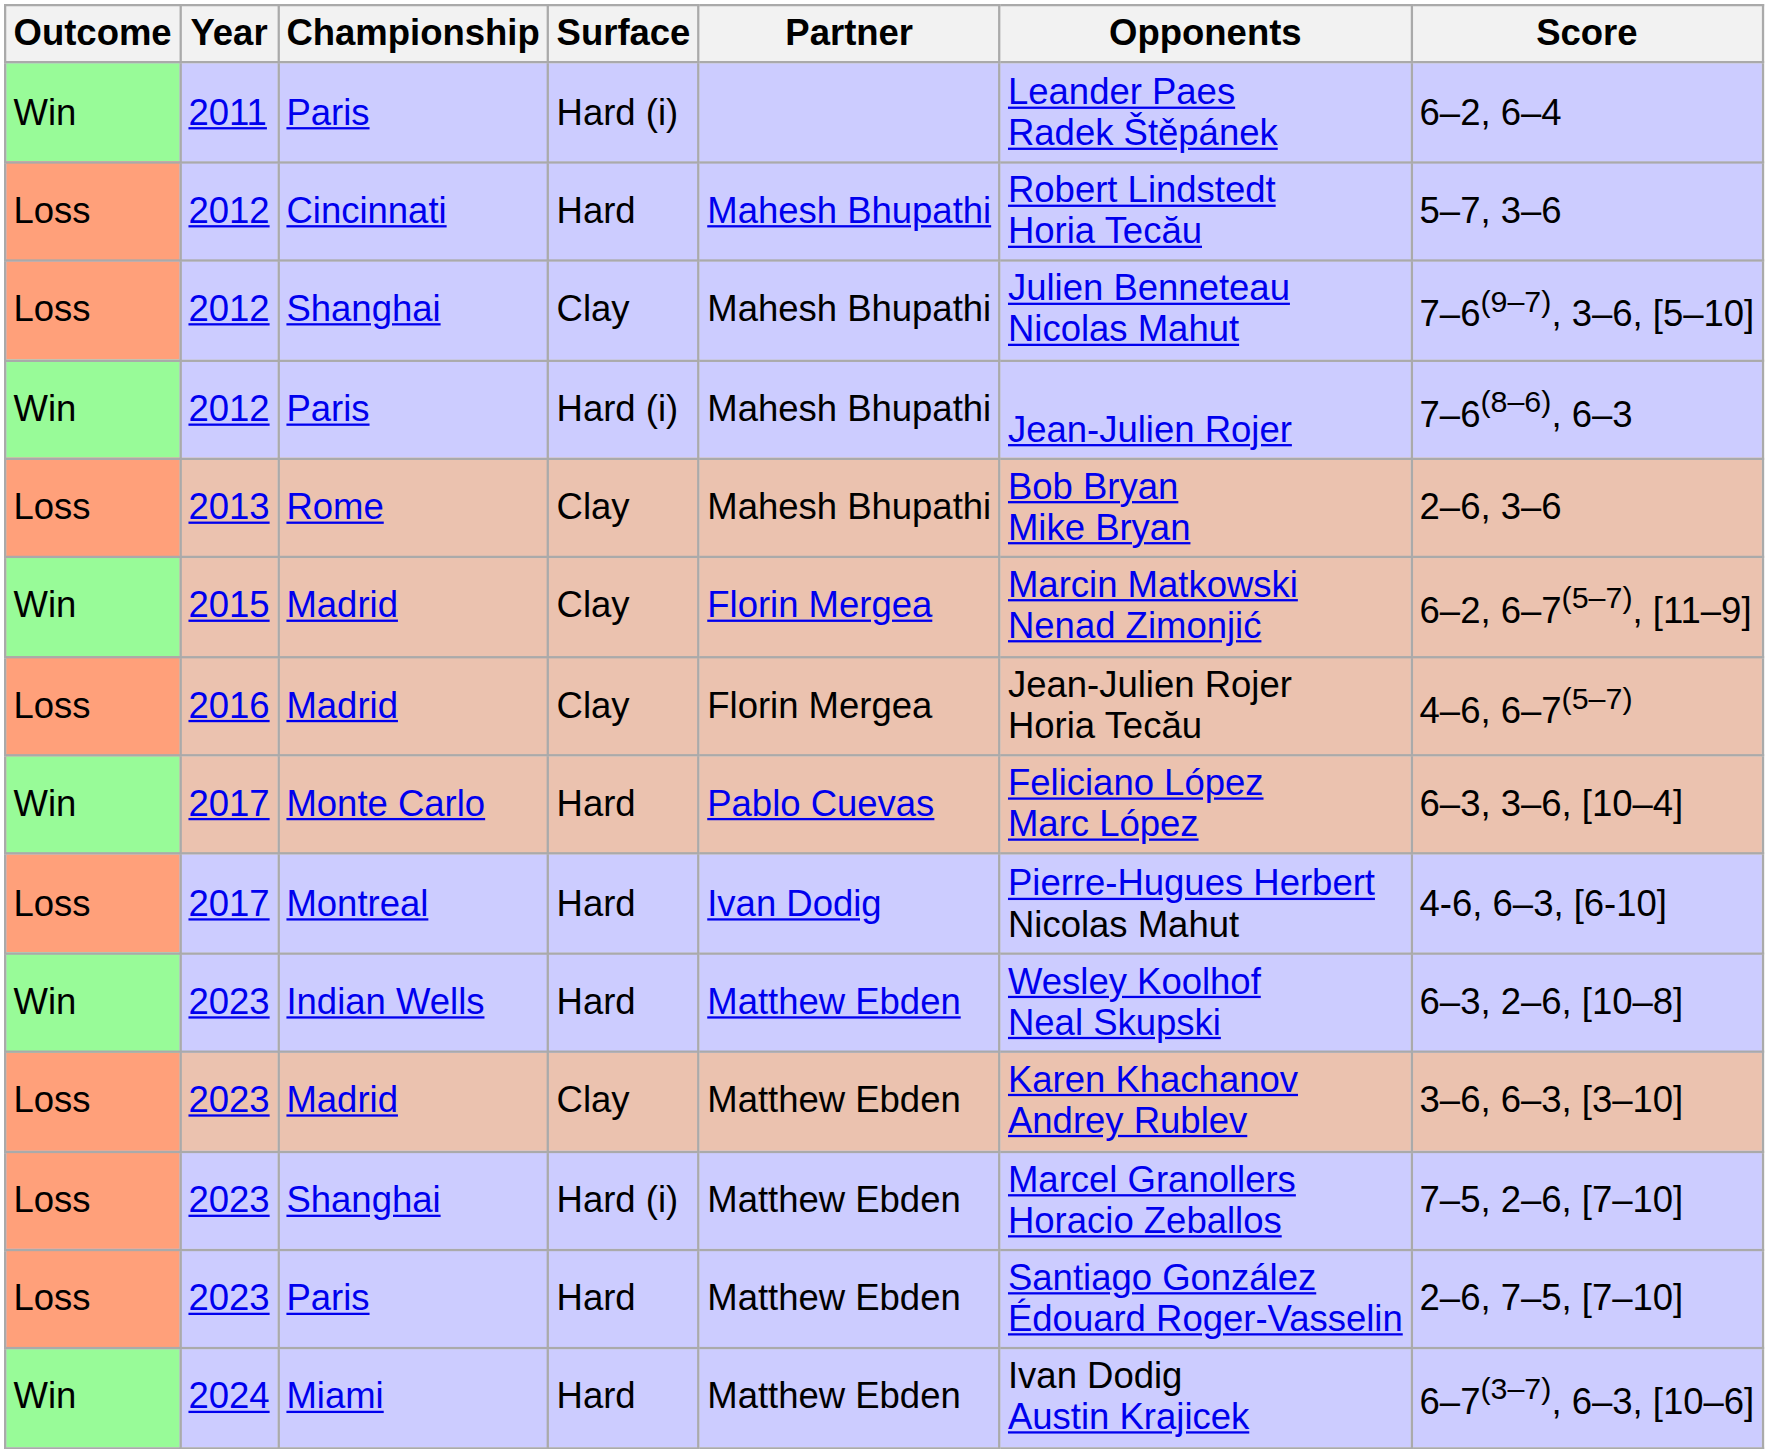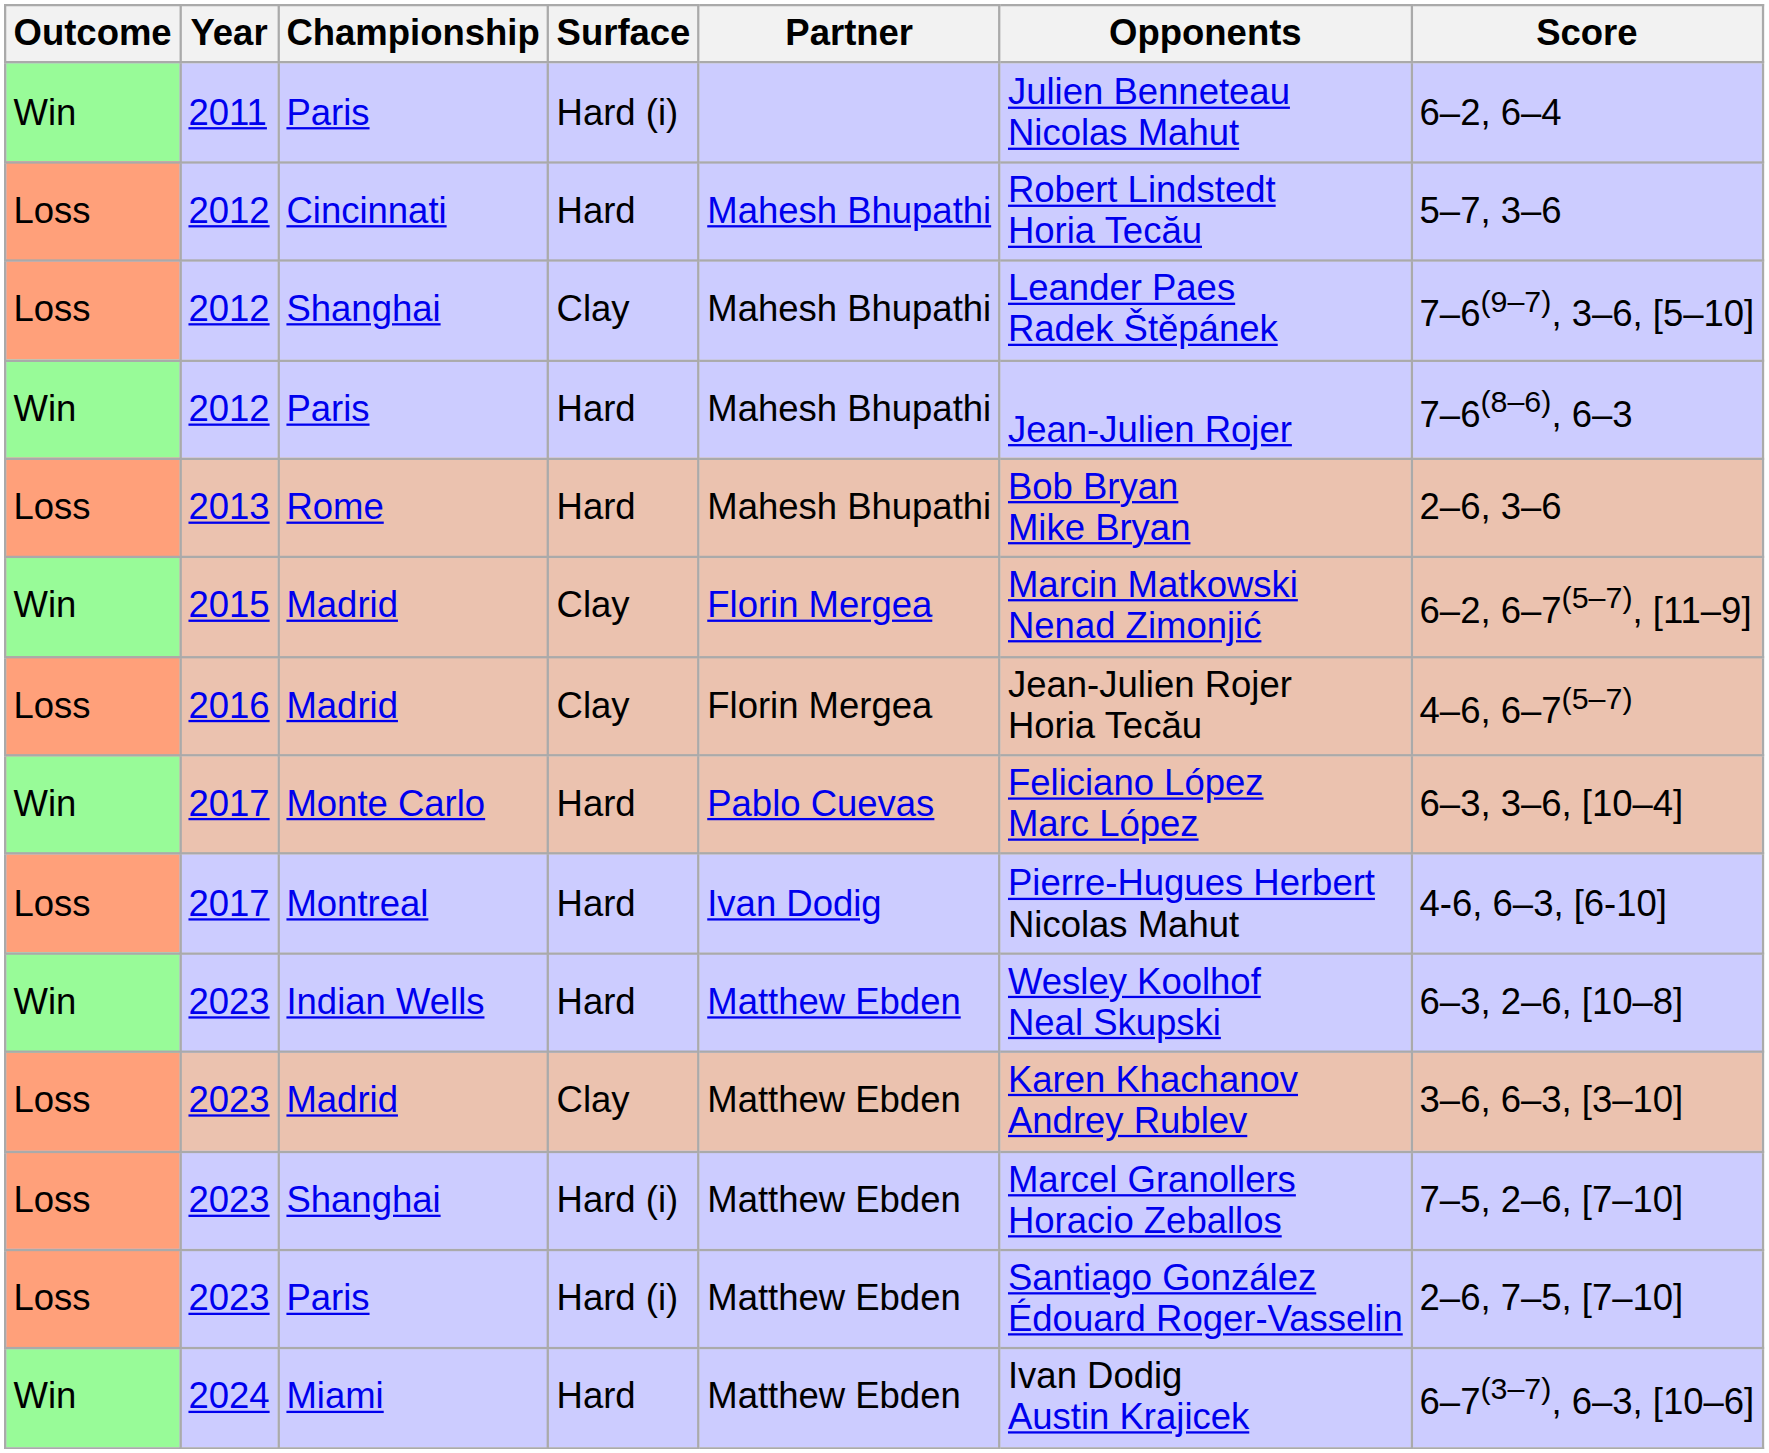(1143, 111) Leander Paes Radek Štěpánek -> (1149, 111) Julien Benneteau Nicolas Mahut
(1149, 309) Julien Benneteau Nicolas Mahut -> (1143, 309) Leander Paes Radek Štěpánek
(617, 408) Hard (i) -> (596, 408) Hard
(593, 507) Clay -> (596, 507) Hard
(596, 1298) Hard -> (617, 1298) Hard (i)
